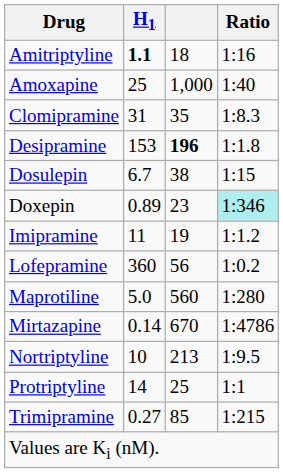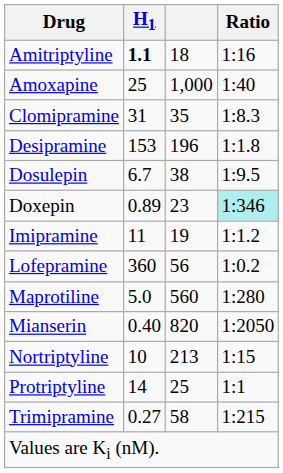(184, 145) bold -> (184, 145) normal
(238, 175) 1:15 -> (241, 175) 1:9.5
+ row: (48, 326)
- row: (55, 326)
(241, 356) 1:9.5 -> (238, 356) 1:15
(179, 417) 85 -> (179, 417) 58
